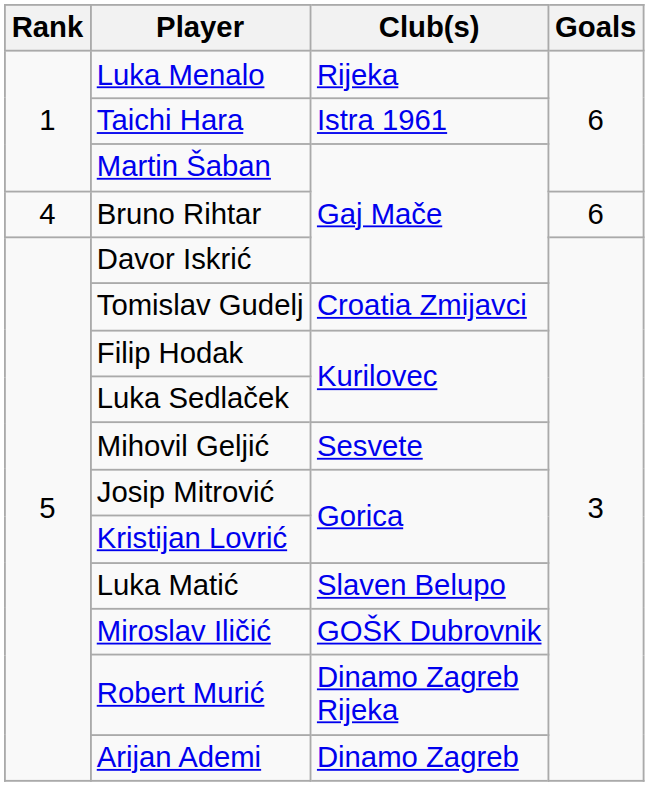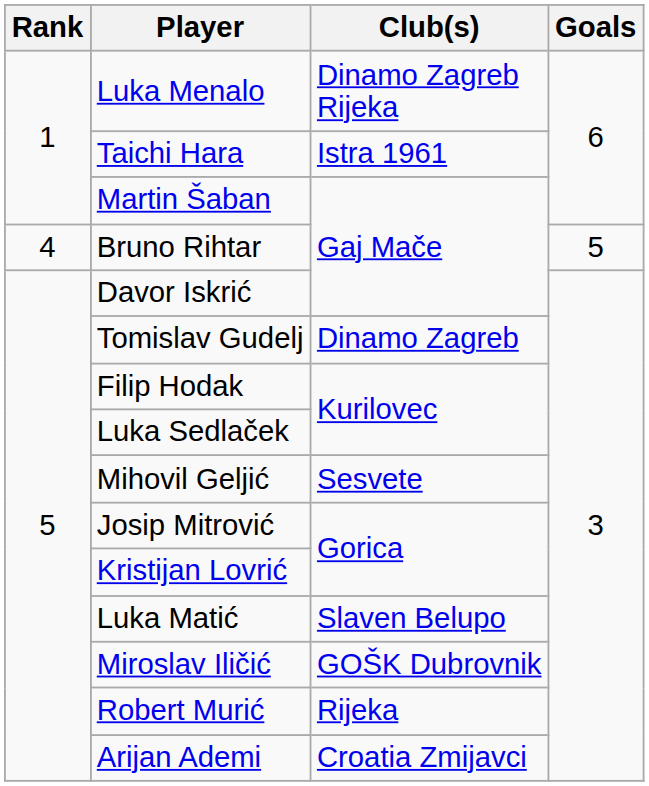(358, 74) Rijeka -> (418, 90) Dinamo Zagreb Rijeka
(596, 213) 6 -> (596, 246) 5
(422, 306) Croatia Zmijavci -> (418, 339) Dinamo Zagreb
(418, 694) Dinamo Zagreb Rijeka -> (358, 710) Rijeka
(418, 757) Dinamo Zagreb -> (422, 757) Croatia Zmijavci
